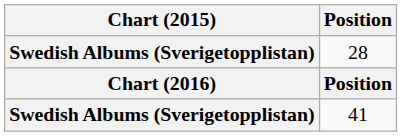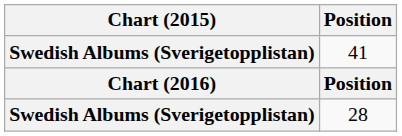rows swapped: (358, 51) <-> (358, 114)
